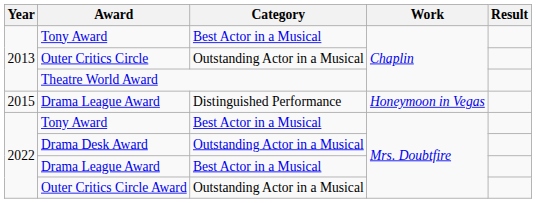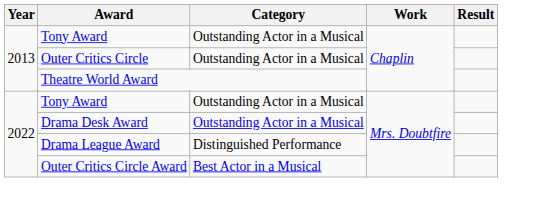(257, 36) Best Actor in a Musical -> (278, 36) Outstanding Actor in a Musical
- row: (21, 101)
(257, 123) Best Actor in a Musical -> (278, 101) Outstanding Actor in a Musical
(257, 166) Best Actor in a Musical -> (267, 144) Distinguished Performance
(278, 187) Outstanding Actor in a Musical -> (257, 166) Best Actor in a Musical
